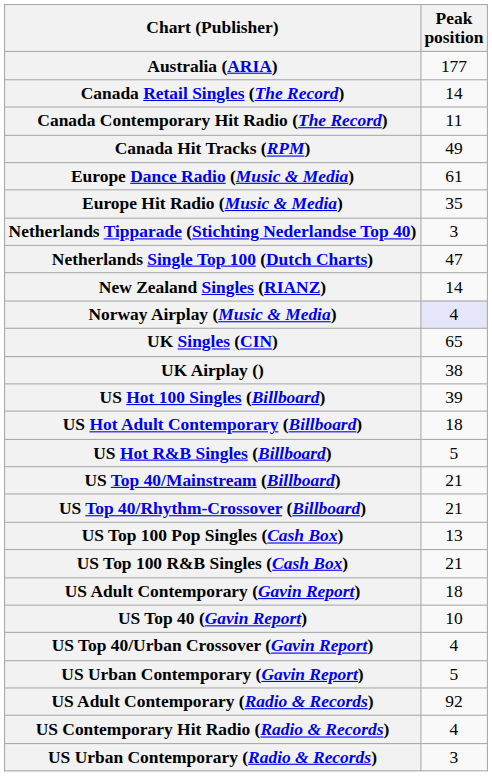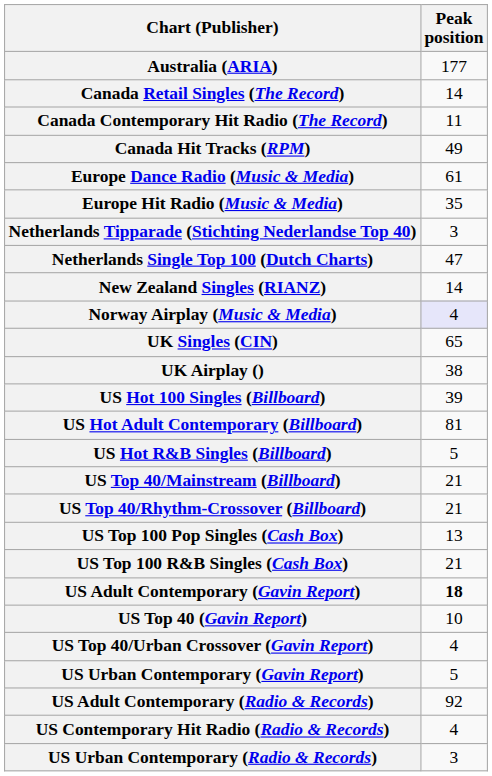(454, 425) 18 -> (454, 425) 81
(454, 591) normal -> (454, 591) bold
